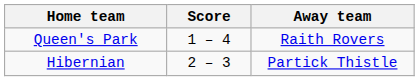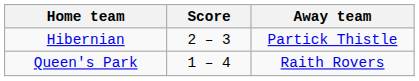rows swapped: (86, 63) <-> (86, 40)
